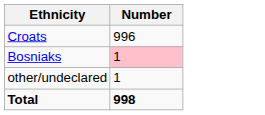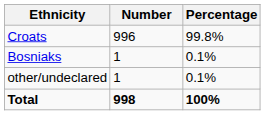+ column: (222, 15)
(117, 57) pink background -> (117, 57) no background
